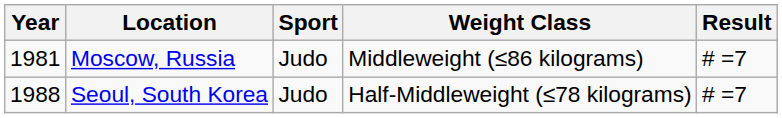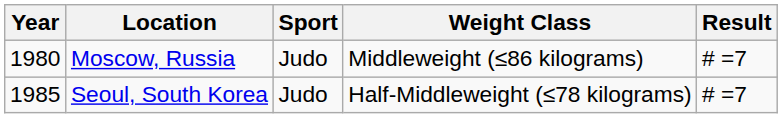(35, 58) 1981 -> (35, 58) 1980
(35, 94) 1988 -> (35, 94) 1985
